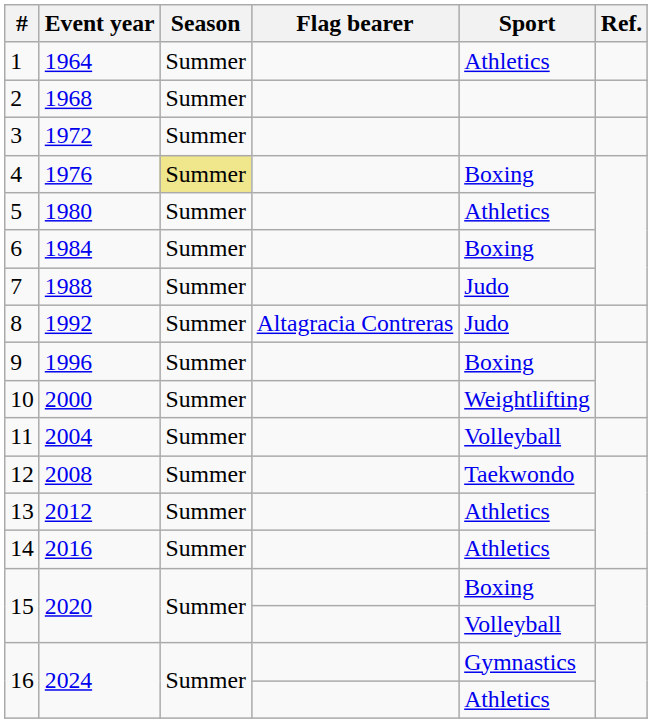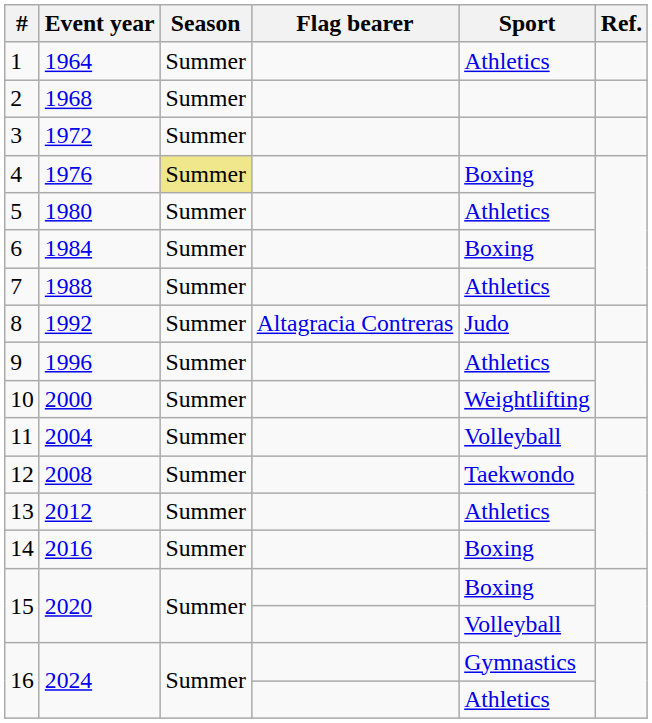(487, 286) Judo -> (507, 286) Athletics
(499, 361) Boxing -> (507, 361) Athletics
(507, 549) Athletics -> (499, 549) Boxing
